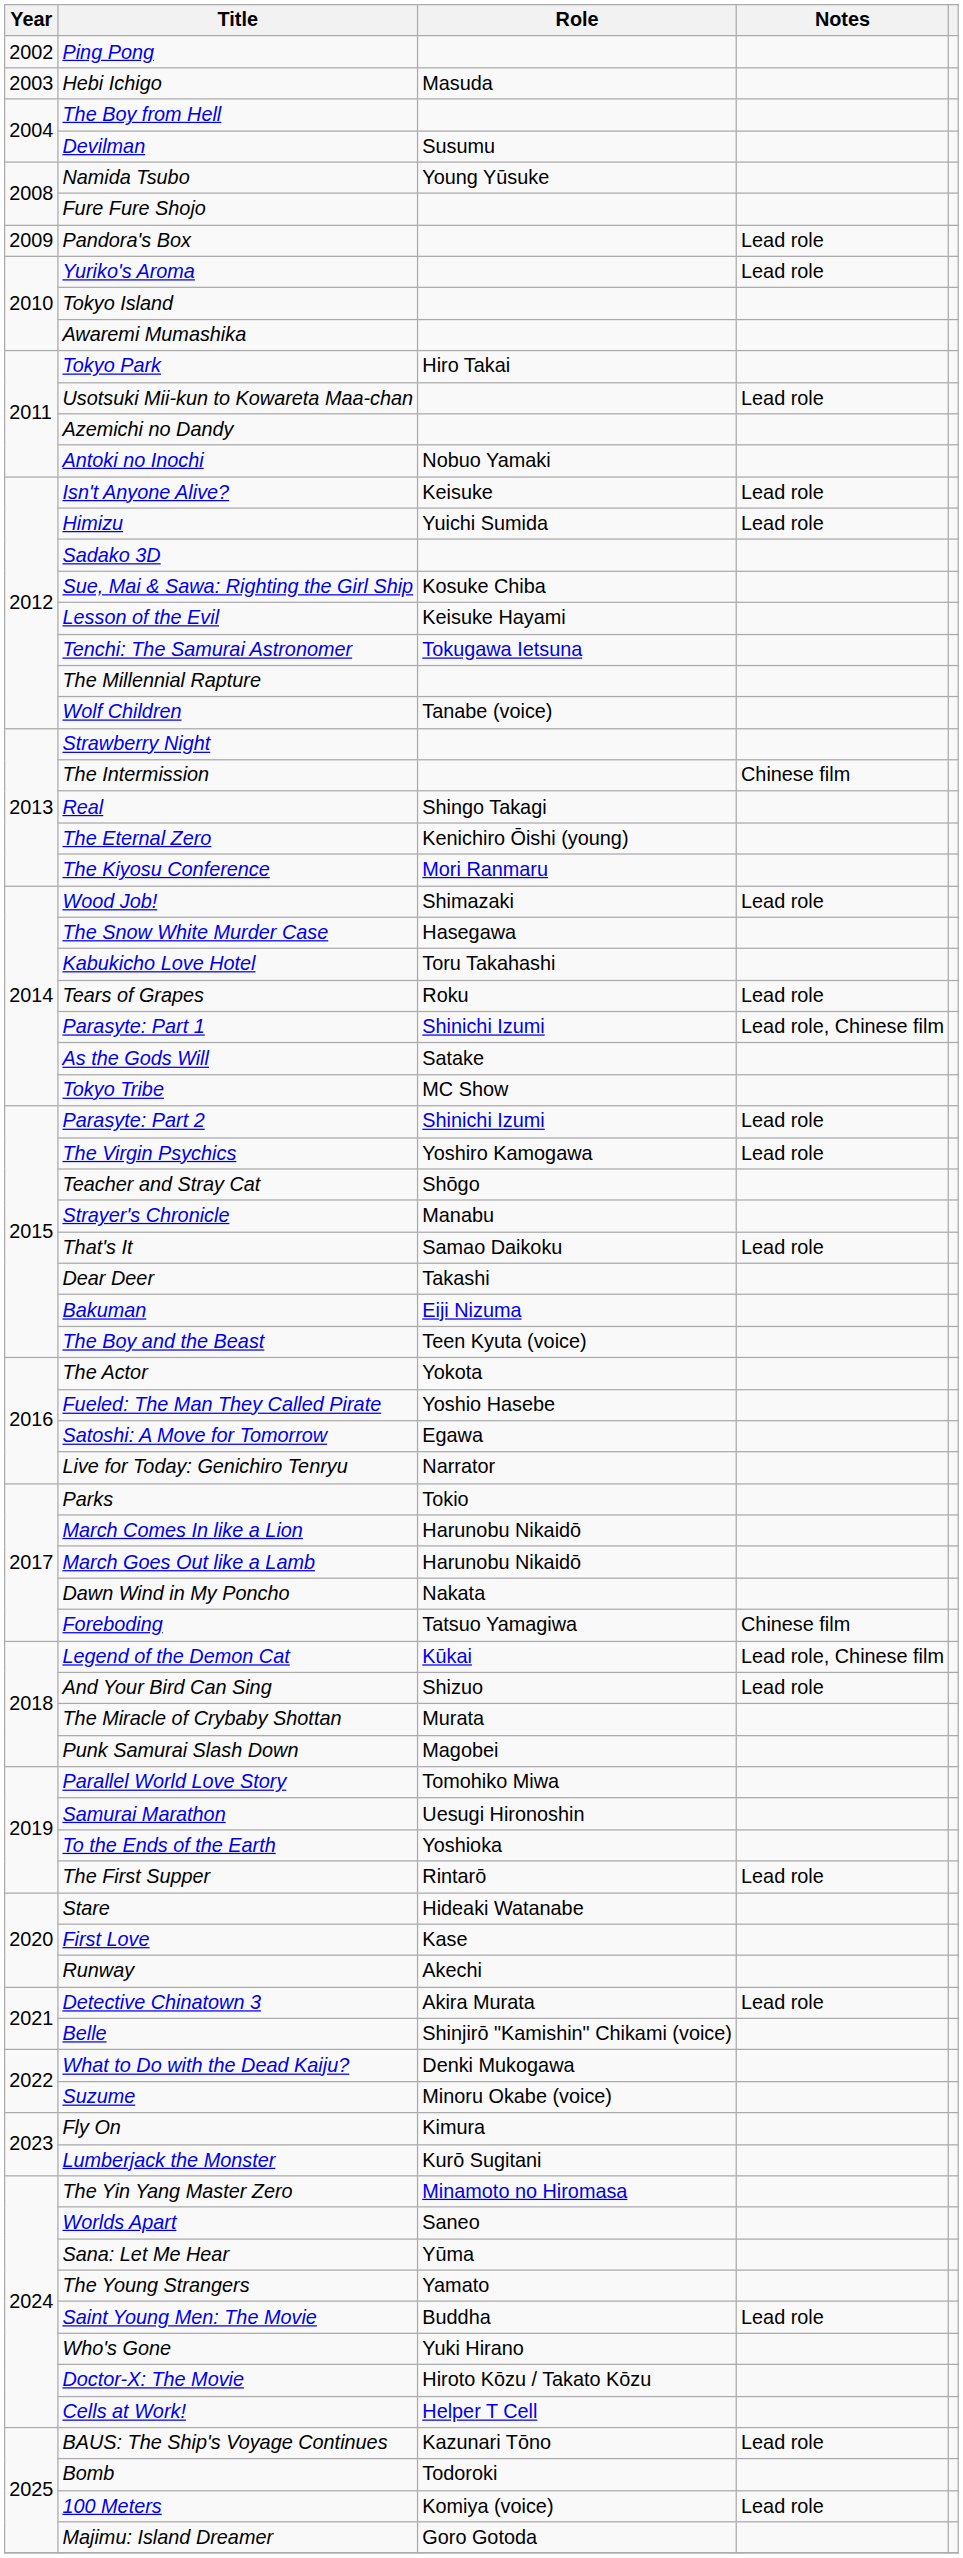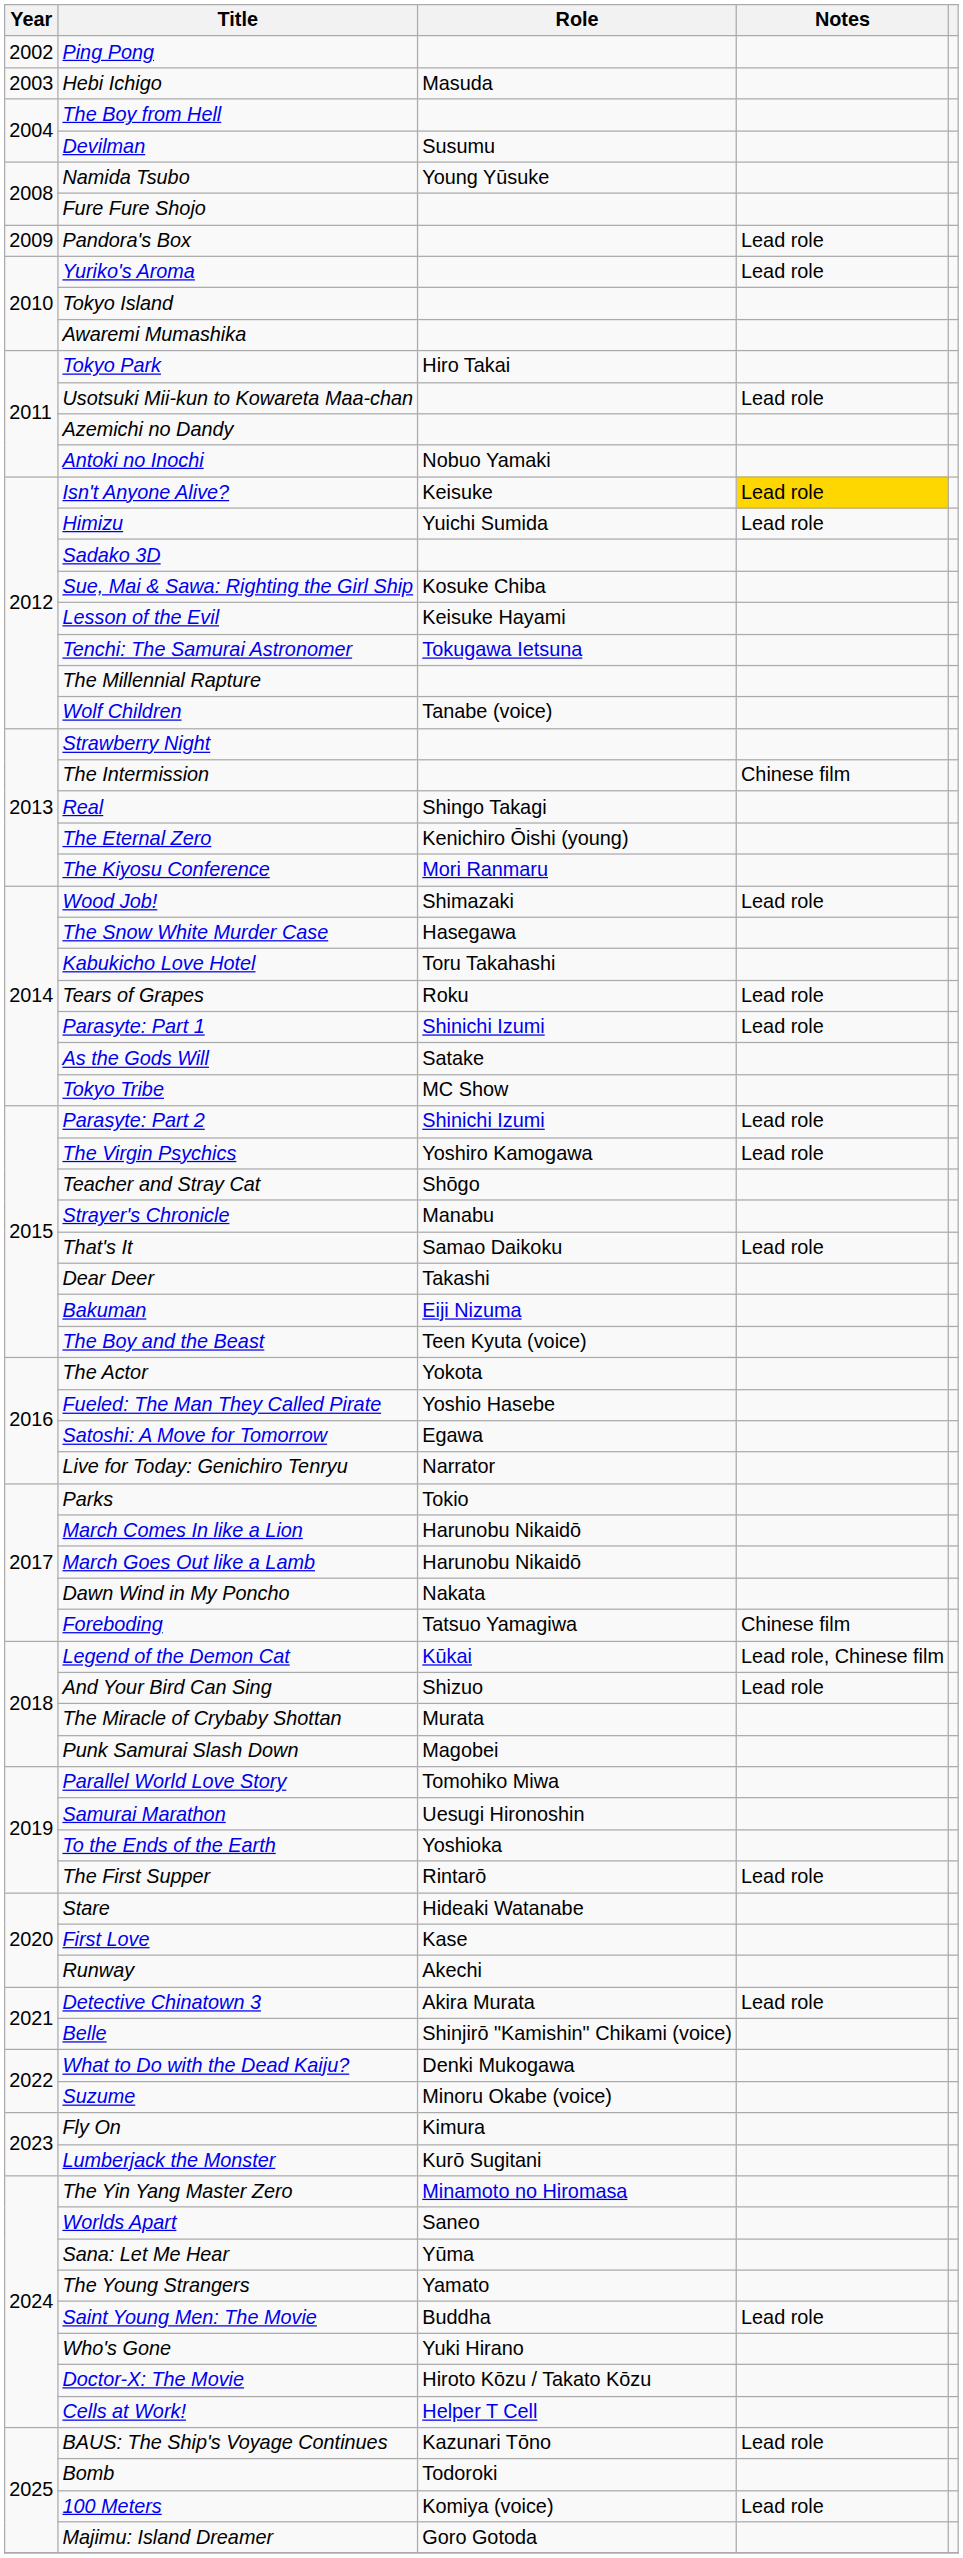(782, 492) no background -> (782, 492) gold background
(842, 1027) Lead role, Chinese film -> (782, 1027) Lead role
